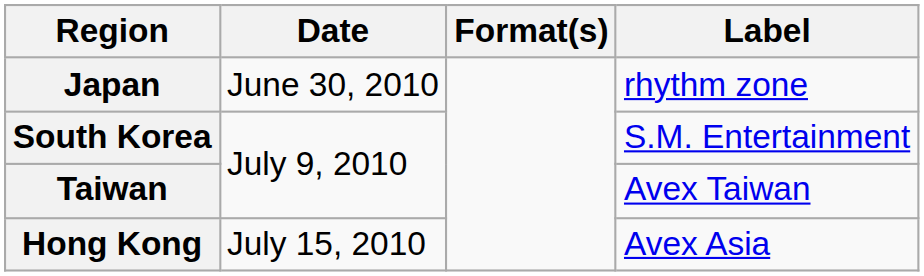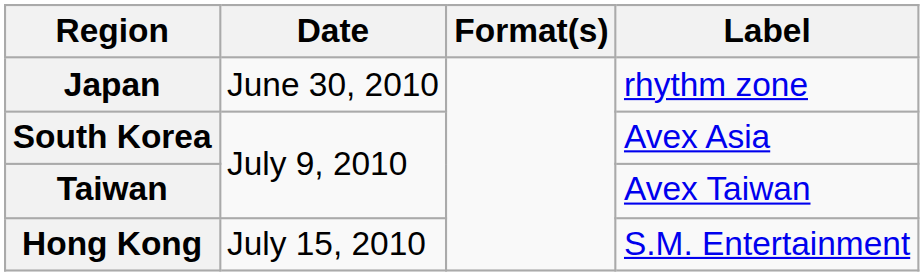(767, 137) S.M. Entertainment -> (697, 137) Avex Asia
(697, 243) Avex Asia -> (767, 243) S.M. Entertainment
